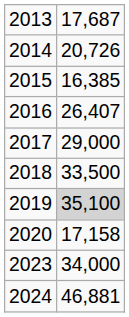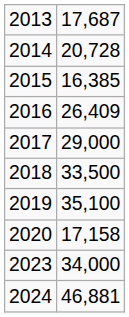(91, 50) 20,726 -> (91, 50) 20,728
(91, 111) 26,407 -> (91, 111) 26,409
(91, 204) lightgrey background -> (91, 204) no background
